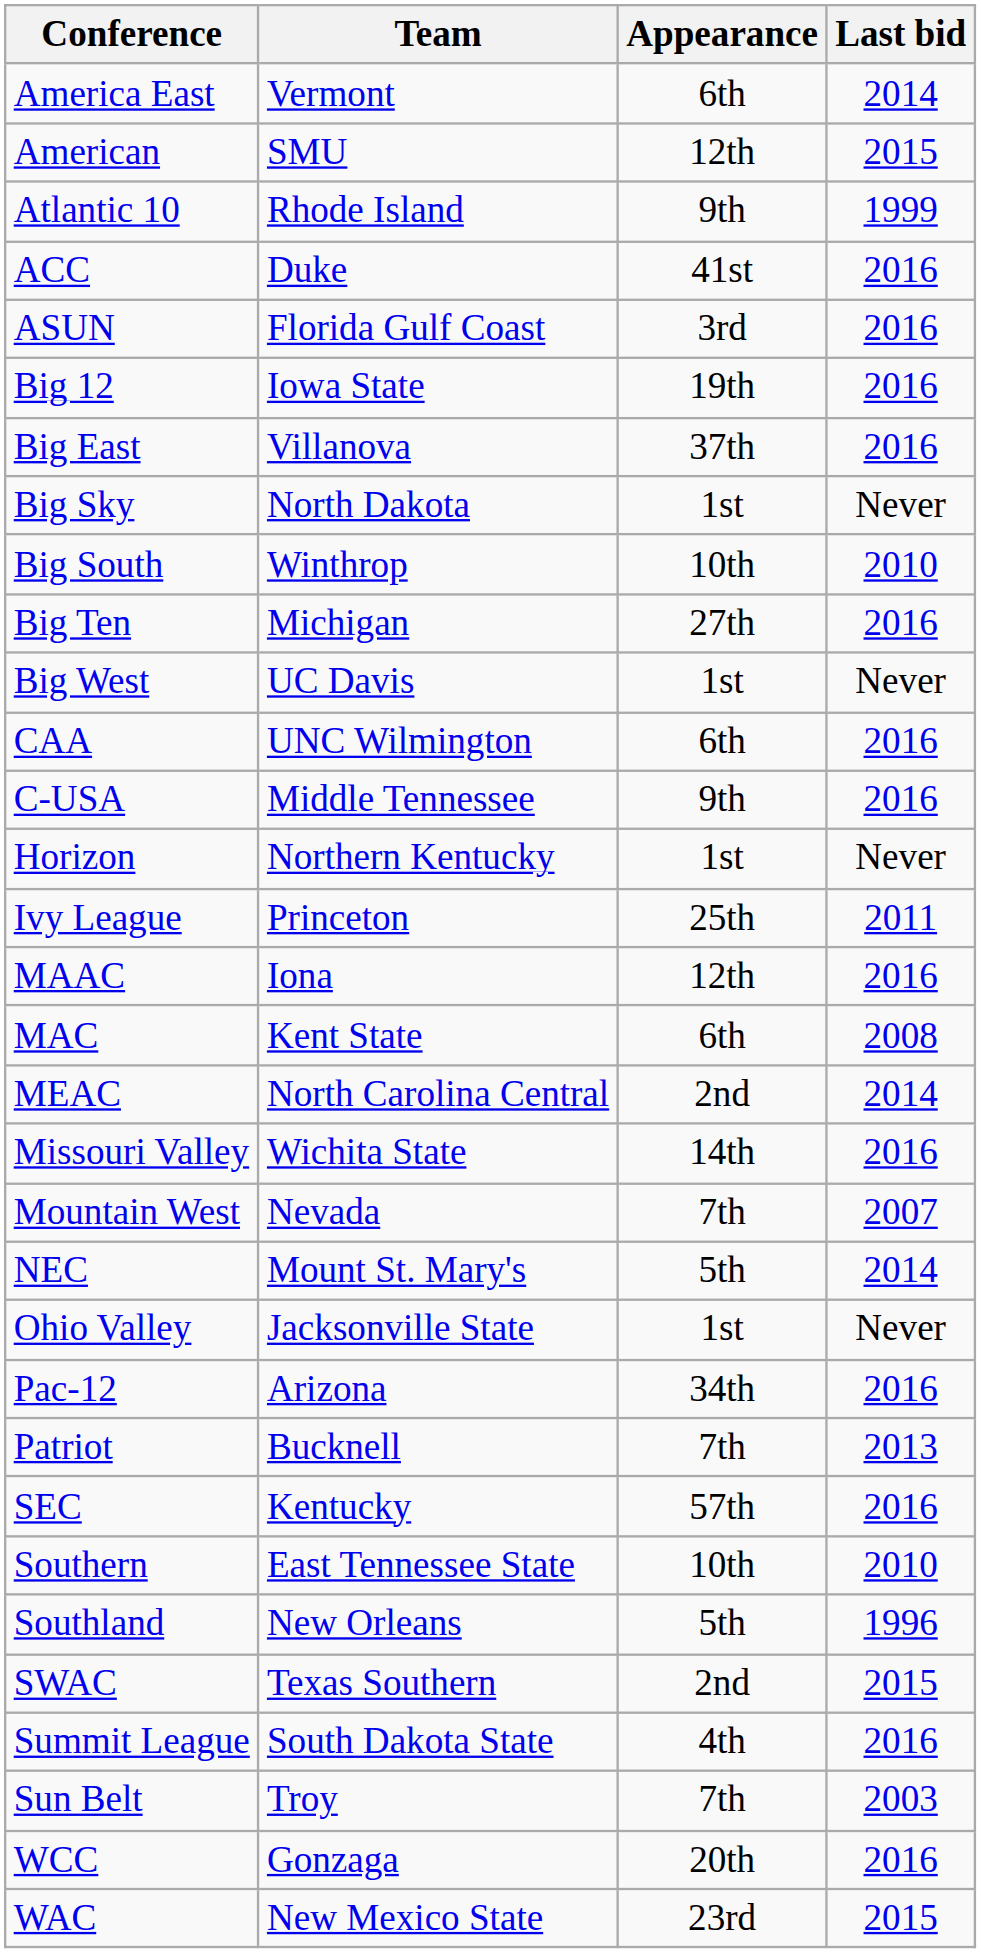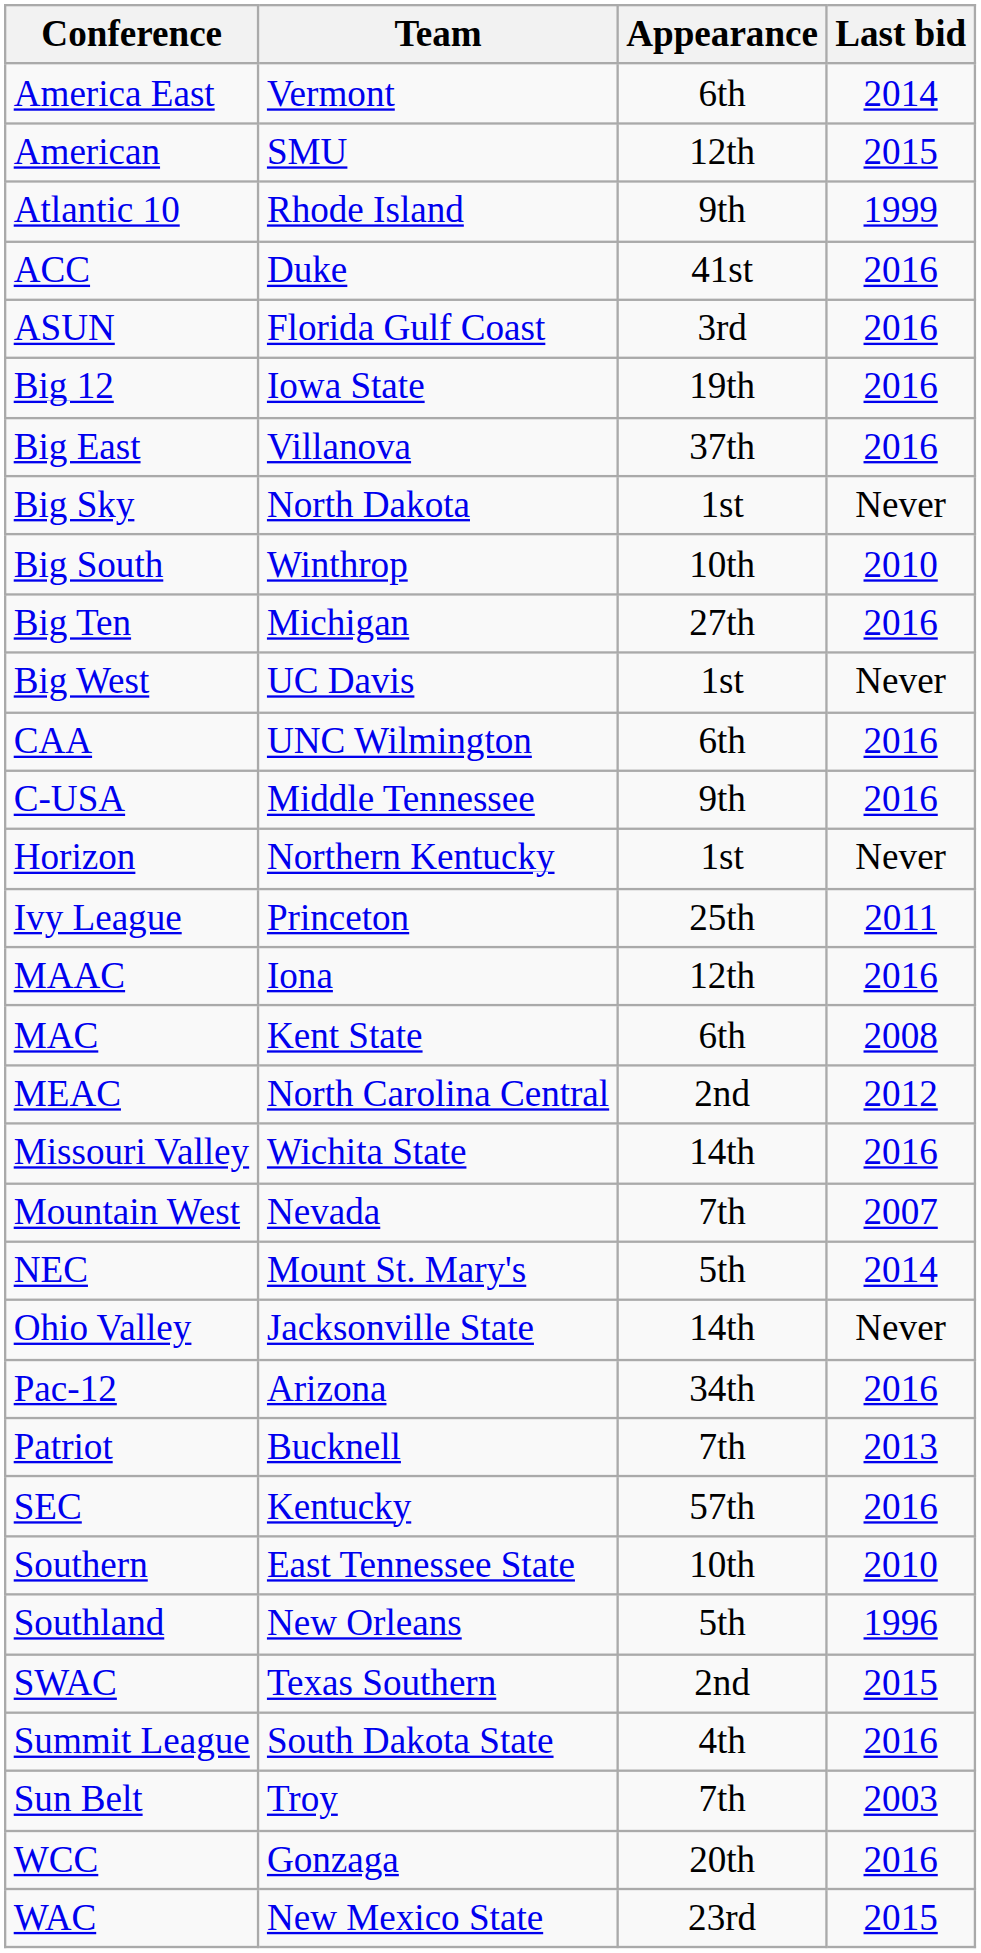(901, 1093) 2014 -> (901, 1093) 2012
(722, 1329) 1st -> (722, 1329) 14th
